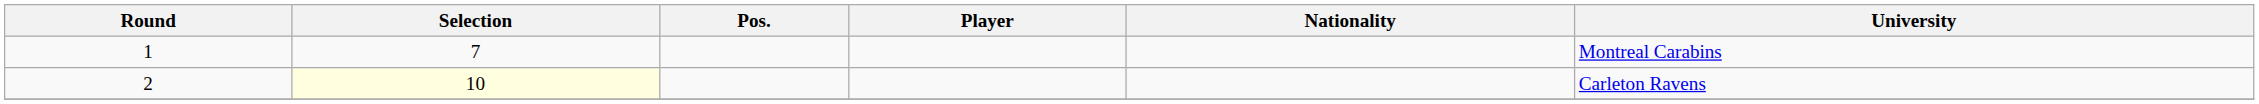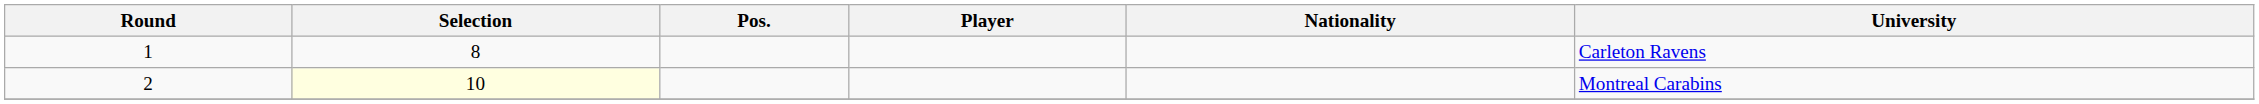(475, 52) 7 -> (475, 52) 8
(1650, 52) Montreal Carabins -> (1642, 52) Carleton Ravens
(1642, 83) Carleton Ravens -> (1650, 83) Montreal Carabins
